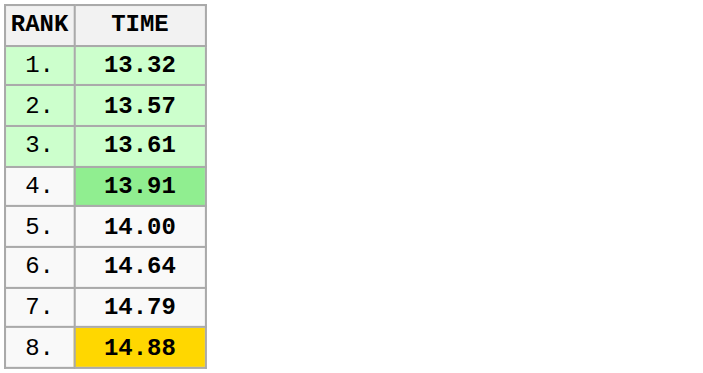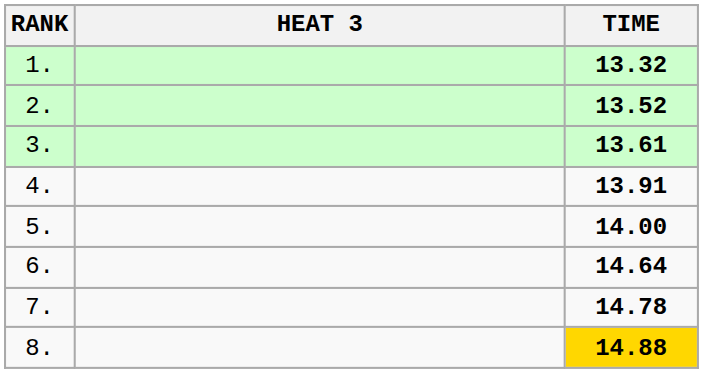+ column: (320, 25)
(140, 105) 13.57 -> (631, 105) 13.52
(140, 186) lightgreen background -> (631, 186) no background
(140, 307) 14.79 -> (631, 307) 14.78
